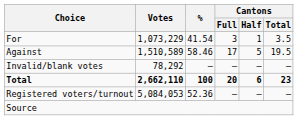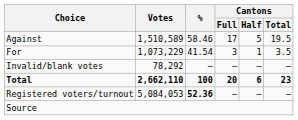rows swapped: (14, 39) <-> (24, 53)
(200, 94) normal -> (200, 94) bold
